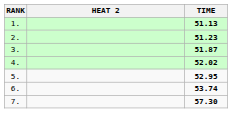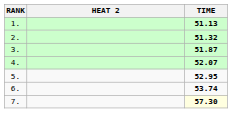(206, 36) 51.23 -> (206, 36) 51.32
(206, 62) 52.02 -> (206, 62) 52.07
(206, 101) no background -> (206, 101) lightyellow background
